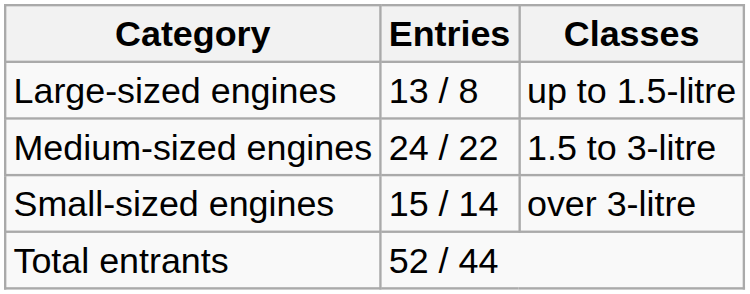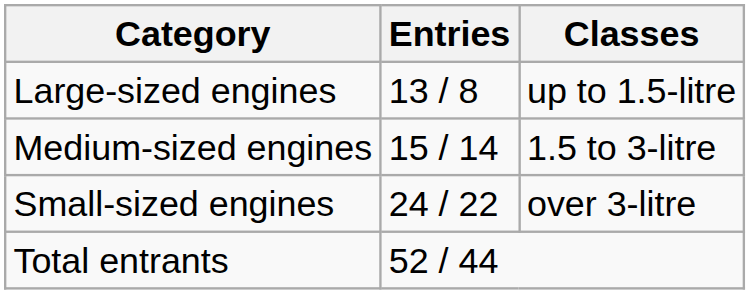(444, 147) 24 / 22 -> (444, 147) 15 / 14
(444, 204) 15 / 14 -> (444, 204) 24 / 22
